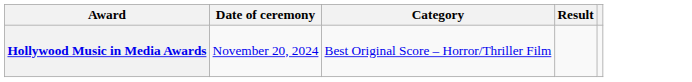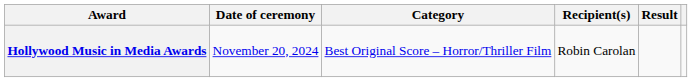+ column: (596, 15)
